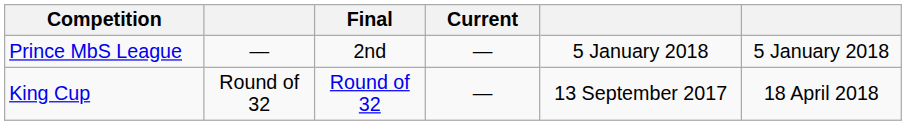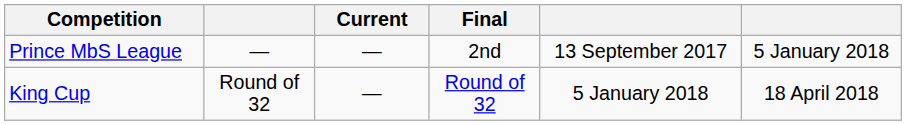columns swapped: (483, 20) <-> (370, 20)
(641, 51) 5 January 2018 -> (641, 51) 13 September 2017
(641, 93) 13 September 2017 -> (641, 93) 5 January 2018
